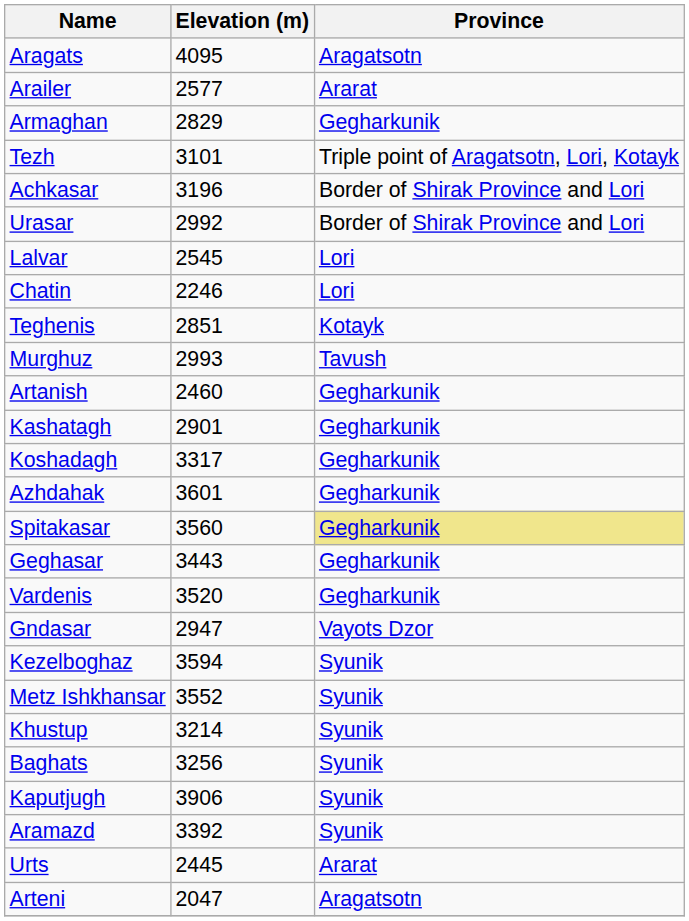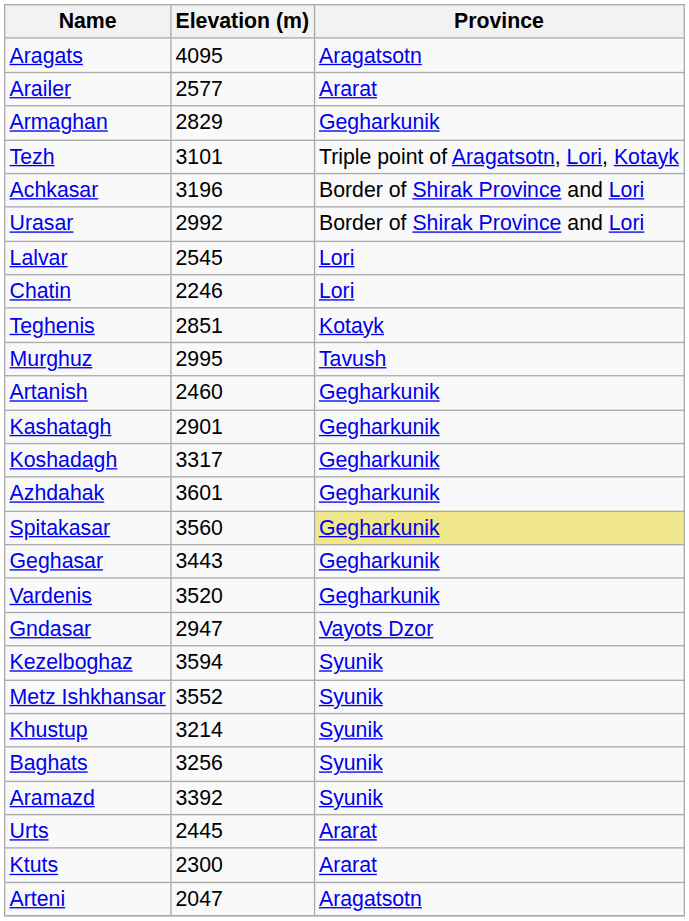(199, 358) 2993 -> (199, 358) 2995
- row: (57, 797)
+ row: (34, 865)
